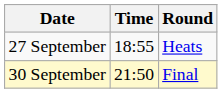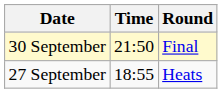rows swapped: (57, 46) <-> (57, 74)
